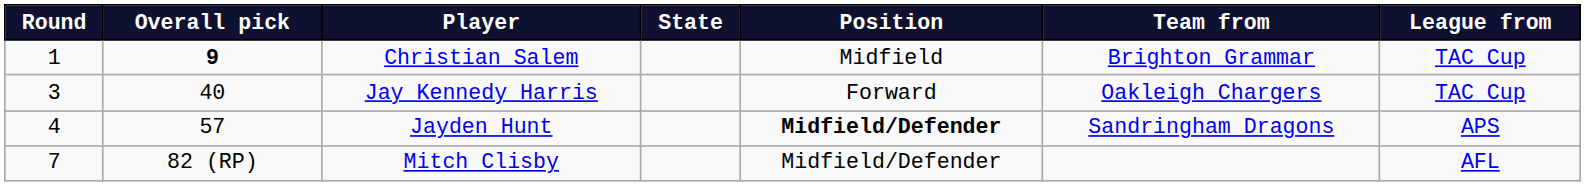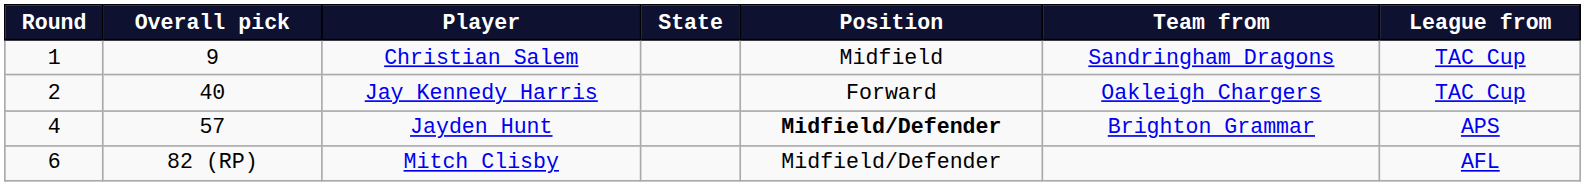(212, 58) bold -> (212, 58) normal
(1211, 58) Brighton Grammar -> (1211, 58) Sandringham Dragons
(54, 93) 3 -> (54, 93) 2
(1211, 128) Sandringham Dragons -> (1211, 128) Brighton Grammar
(54, 163) 7 -> (54, 163) 6
